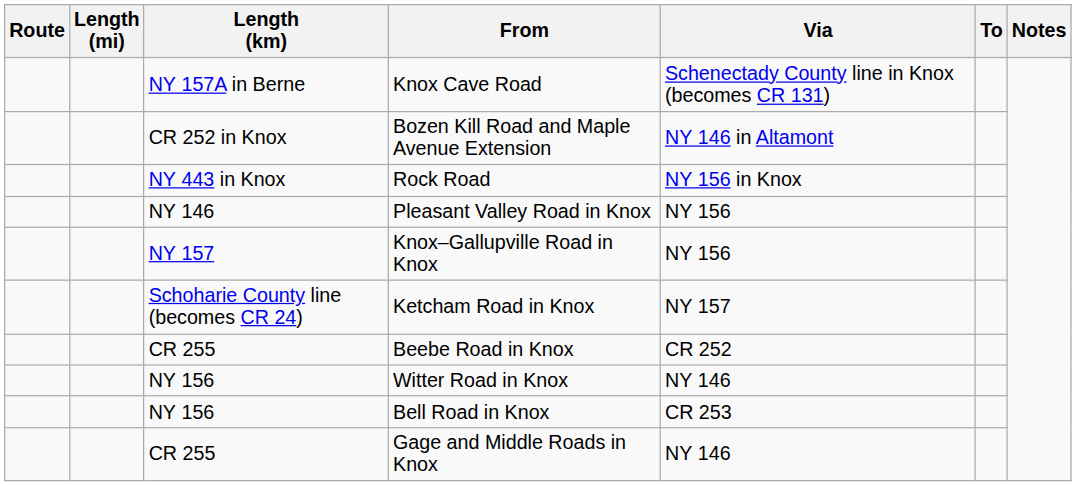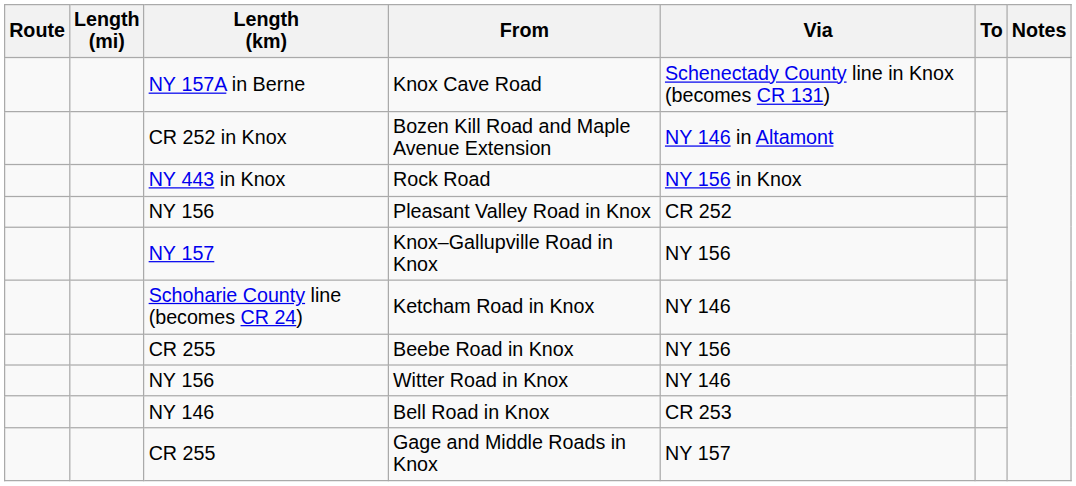(181, 211) NY 146 -> (181, 211) NY 156
(698, 211) NY 156 -> (698, 211) CR 252
(698, 307) NY 157 -> (698, 307) NY 146
(698, 349) CR 252 -> (698, 349) NY 156
(181, 411) NY 156 -> (181, 411) NY 146
(698, 453) NY 146 -> (698, 453) NY 157
